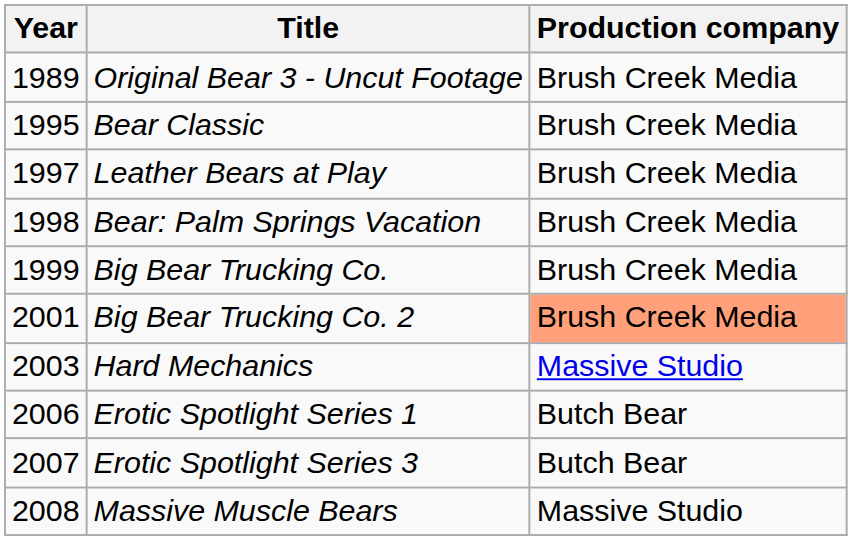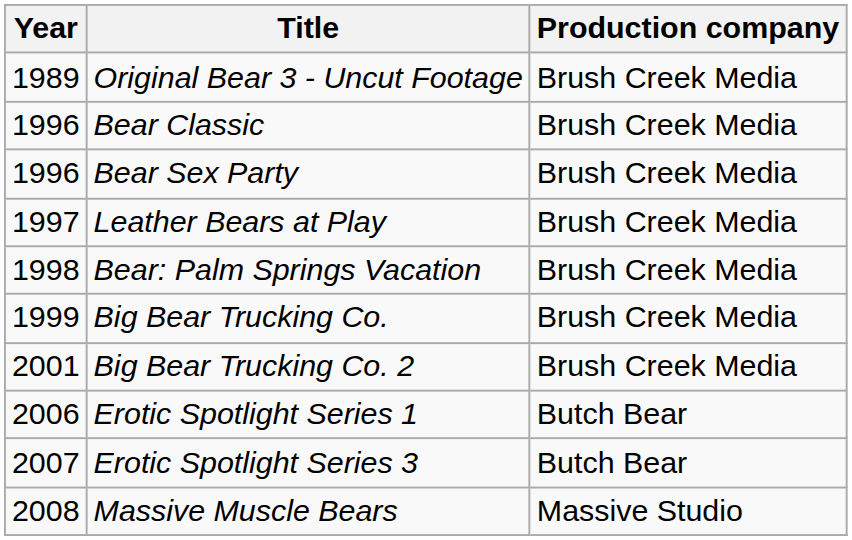(46, 125) 1995 -> (46, 125) 1996
+ row: (196, 173)
(667, 317) lightsalmon background -> (667, 366) no background
- row: (203, 366)
